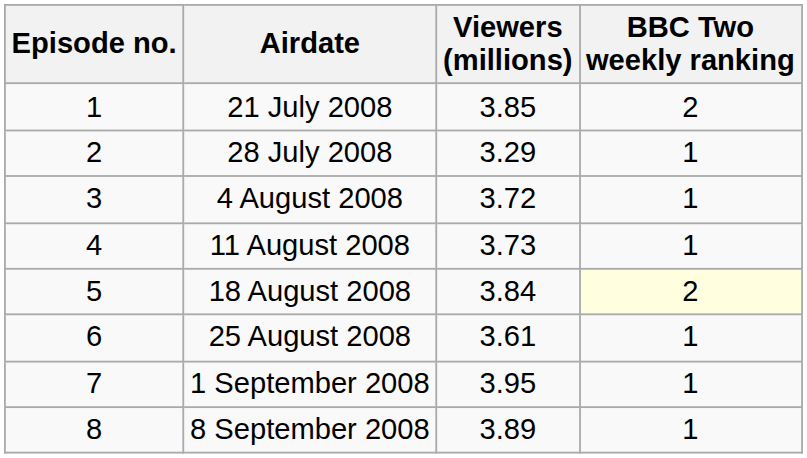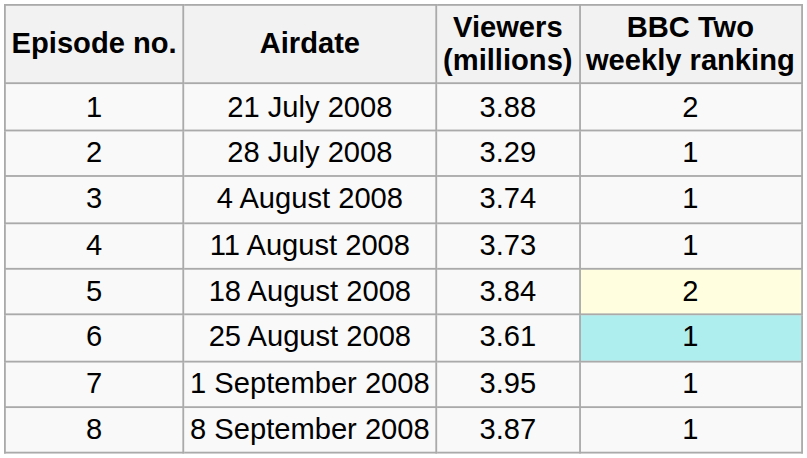(508, 106) 3.85 -> (508, 106) 3.88
(508, 198) 3.72 -> (508, 198) 3.74
(690, 337) no background -> (690, 337) paleturquoise background
(508, 429) 3.89 -> (508, 429) 3.87
